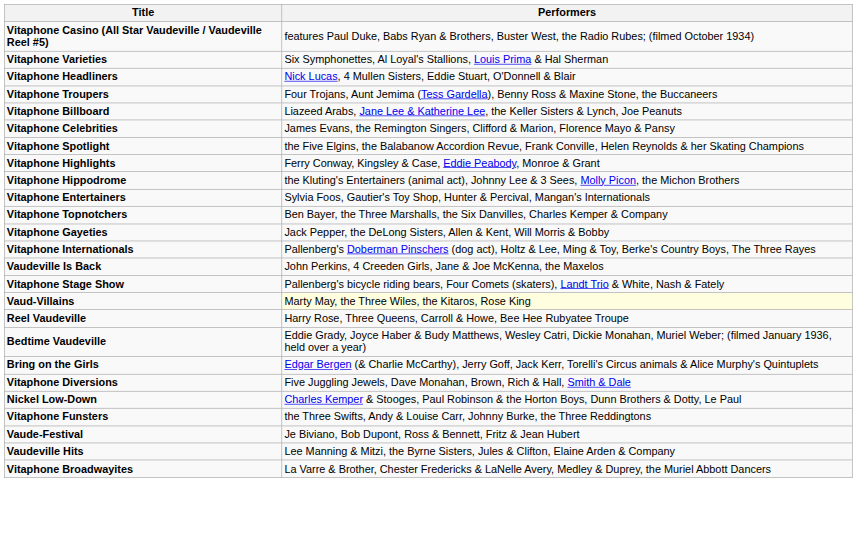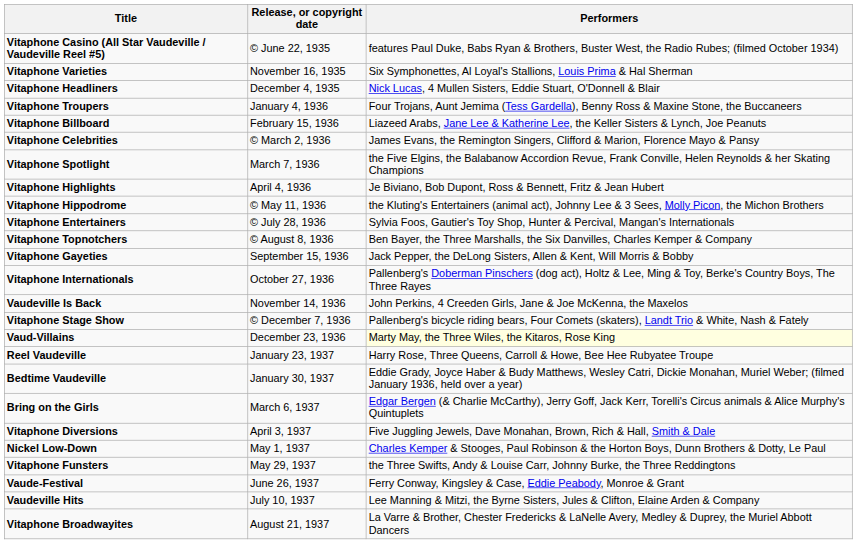+ column: (307, 19)
(442, 163) Ferry Conway, Kingsley & Case, Eddie Peabody, Monroe & Grant -> (516, 187) Je Biviano, Bob Dupont, Ross & Bennett, Fritz & Jean Hubert
(432, 434) Je Biviano, Bob Dupont, Ross & Bennett, Fritz & Jean Hubert -> (526, 483) Ferry Conway, Kingsley & Case, Eddie Peabody, Monroe & Grant
